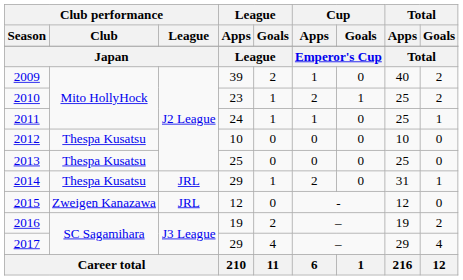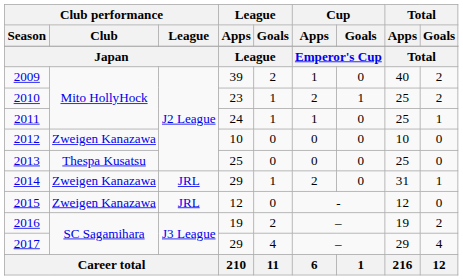(104, 139) Thespa Kusatsu -> (104, 139) Zweigen Kanazawa
(104, 181) Thespa Kusatsu -> (104, 181) Zweigen Kanazawa
